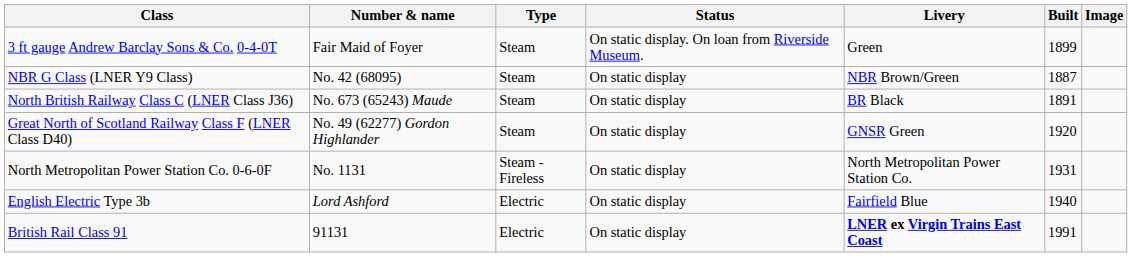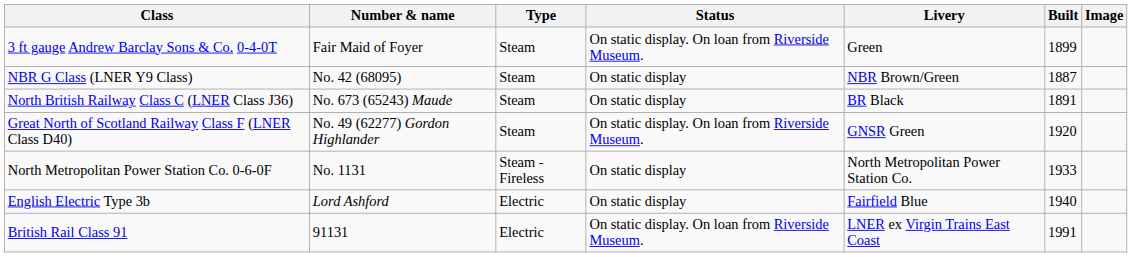(638, 131) On static display -> (709, 131) On static display. On loan from Riverside Museum.
(1062, 170) 1931 -> (1062, 170) 1933
(638, 232) On static display -> (709, 232) On static display. On loan from Riverside Museum.
(934, 232) bold -> (929, 232) normal
